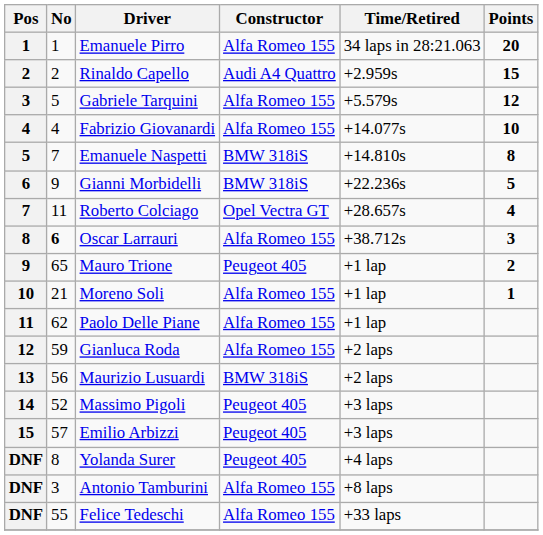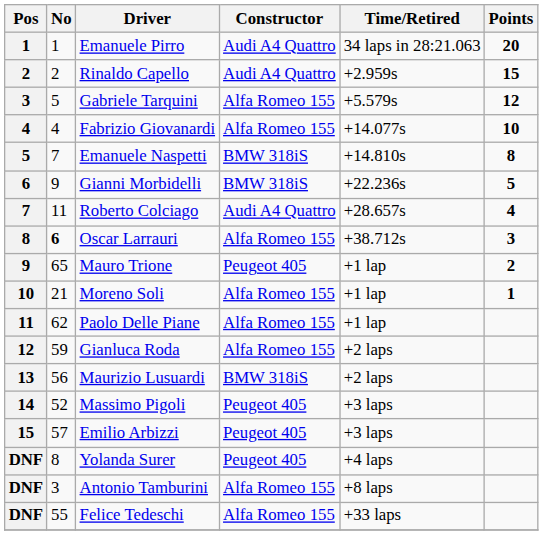(279, 45) Alfa Romeo 155 -> (279, 45) Audi A4 Quattro
(276, 211) Opel Vectra GT -> (279, 211) Audi A4 Quattro
